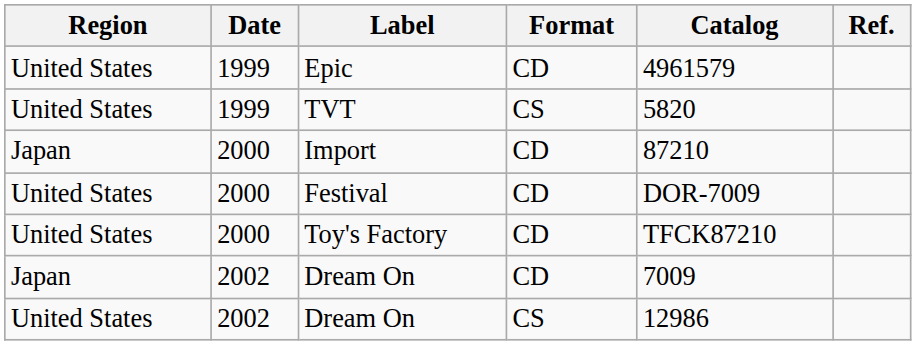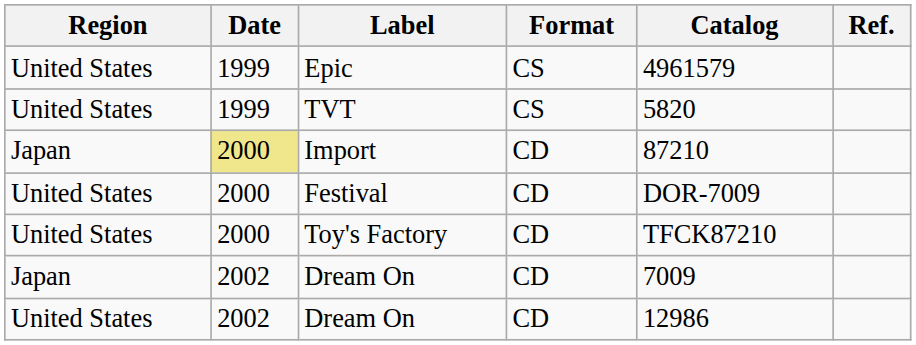(531, 67) CD -> (529, 67) CS
(244, 151) no background -> (244, 151) khaki background
(529, 318) CS -> (531, 318) CD
